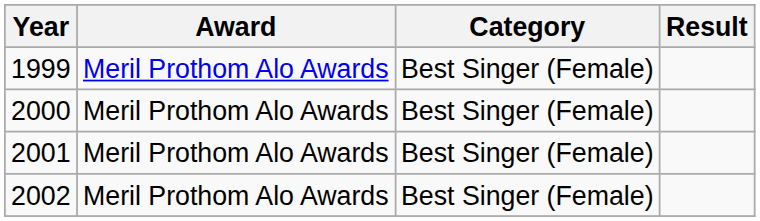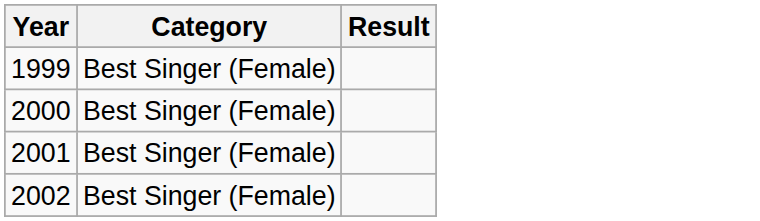- column: (236, 26)
